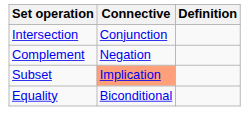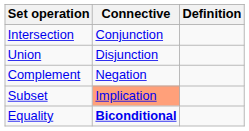+ row: (24, 55)
(136, 95) normal -> (136, 116) bold
